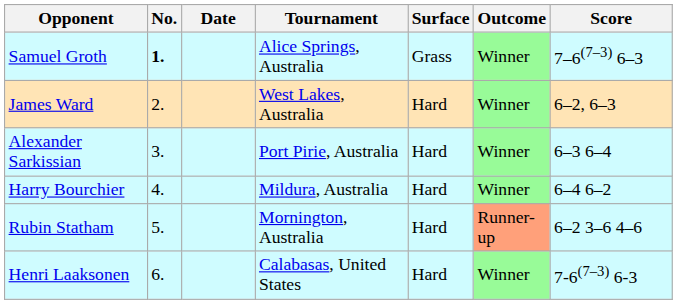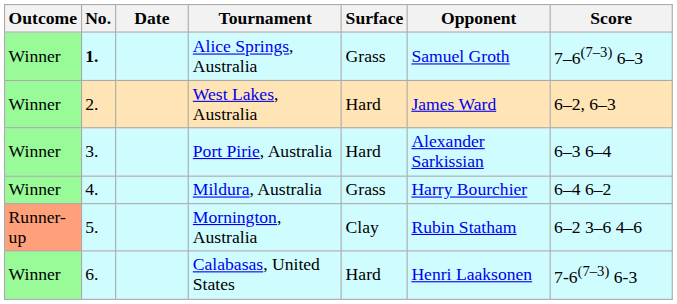columns swapped: (512, 18) <-> (76, 18)
(429, 189) Hard -> (366, 189) Grass
(429, 227) Hard -> (362, 227) Clay
